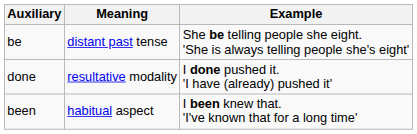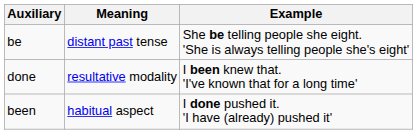(257, 76) I done pushed it. 'I have (already) pushed it' -> (270, 76) I been knew that. 'I've known that for a long time'
(270, 111) I been knew that. 'I've known that for a long time' -> (257, 111) I done pushed it. 'I have (already) pushed it'
